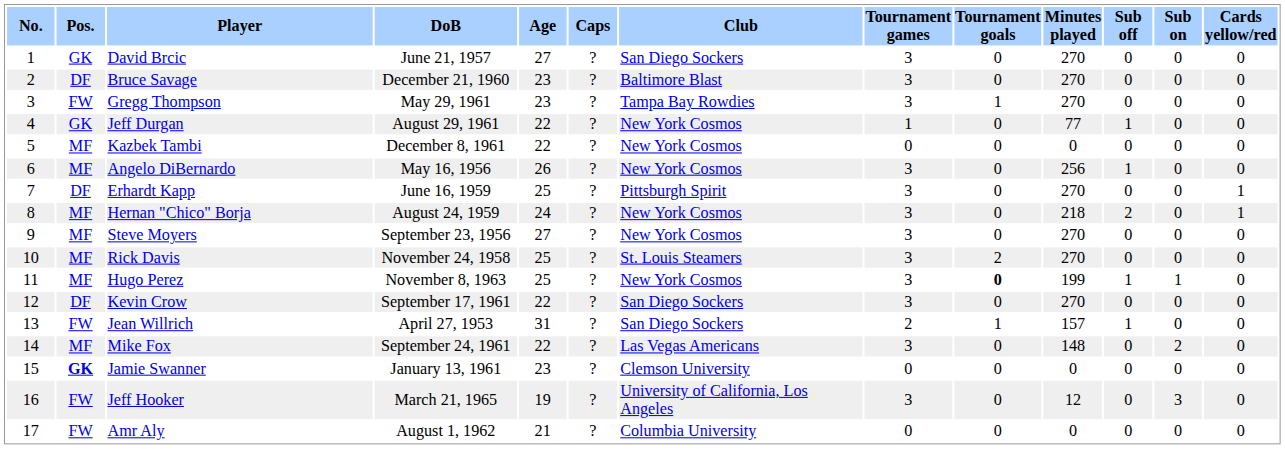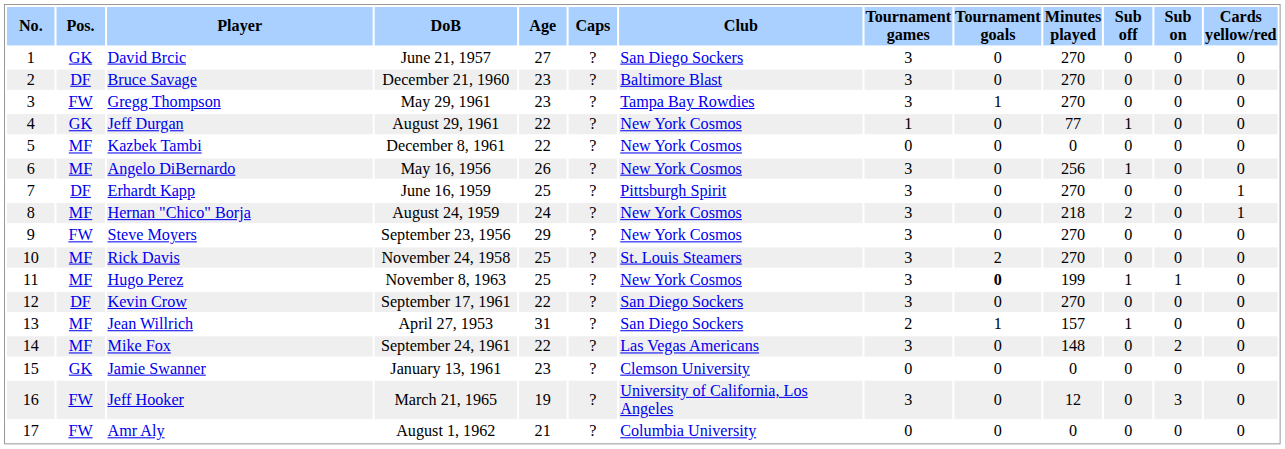(81, 235) MF -> (81, 235) FW
(543, 235) 27 -> (543, 235) 29
(81, 324) FW -> (81, 324) MF
(81, 368) bold -> (81, 368) normal
